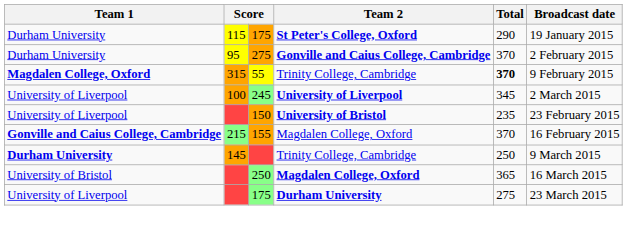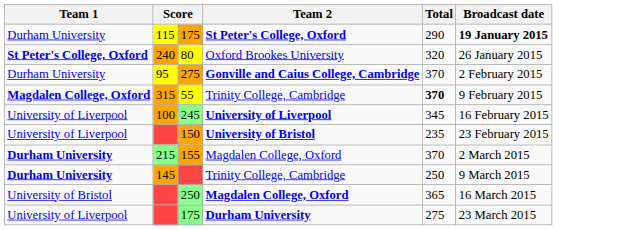(571, 34) normal -> (503, 34) bold
+ row: (166, 54)
(565, 94) 2 March 2015 -> (504, 114) 16 February 2015
(114, 134) Gonville and Caius College, Cambridge -> (60, 154) Durham University
(575, 134) 16 February 2015 -> (494, 154) 2 March 2015
